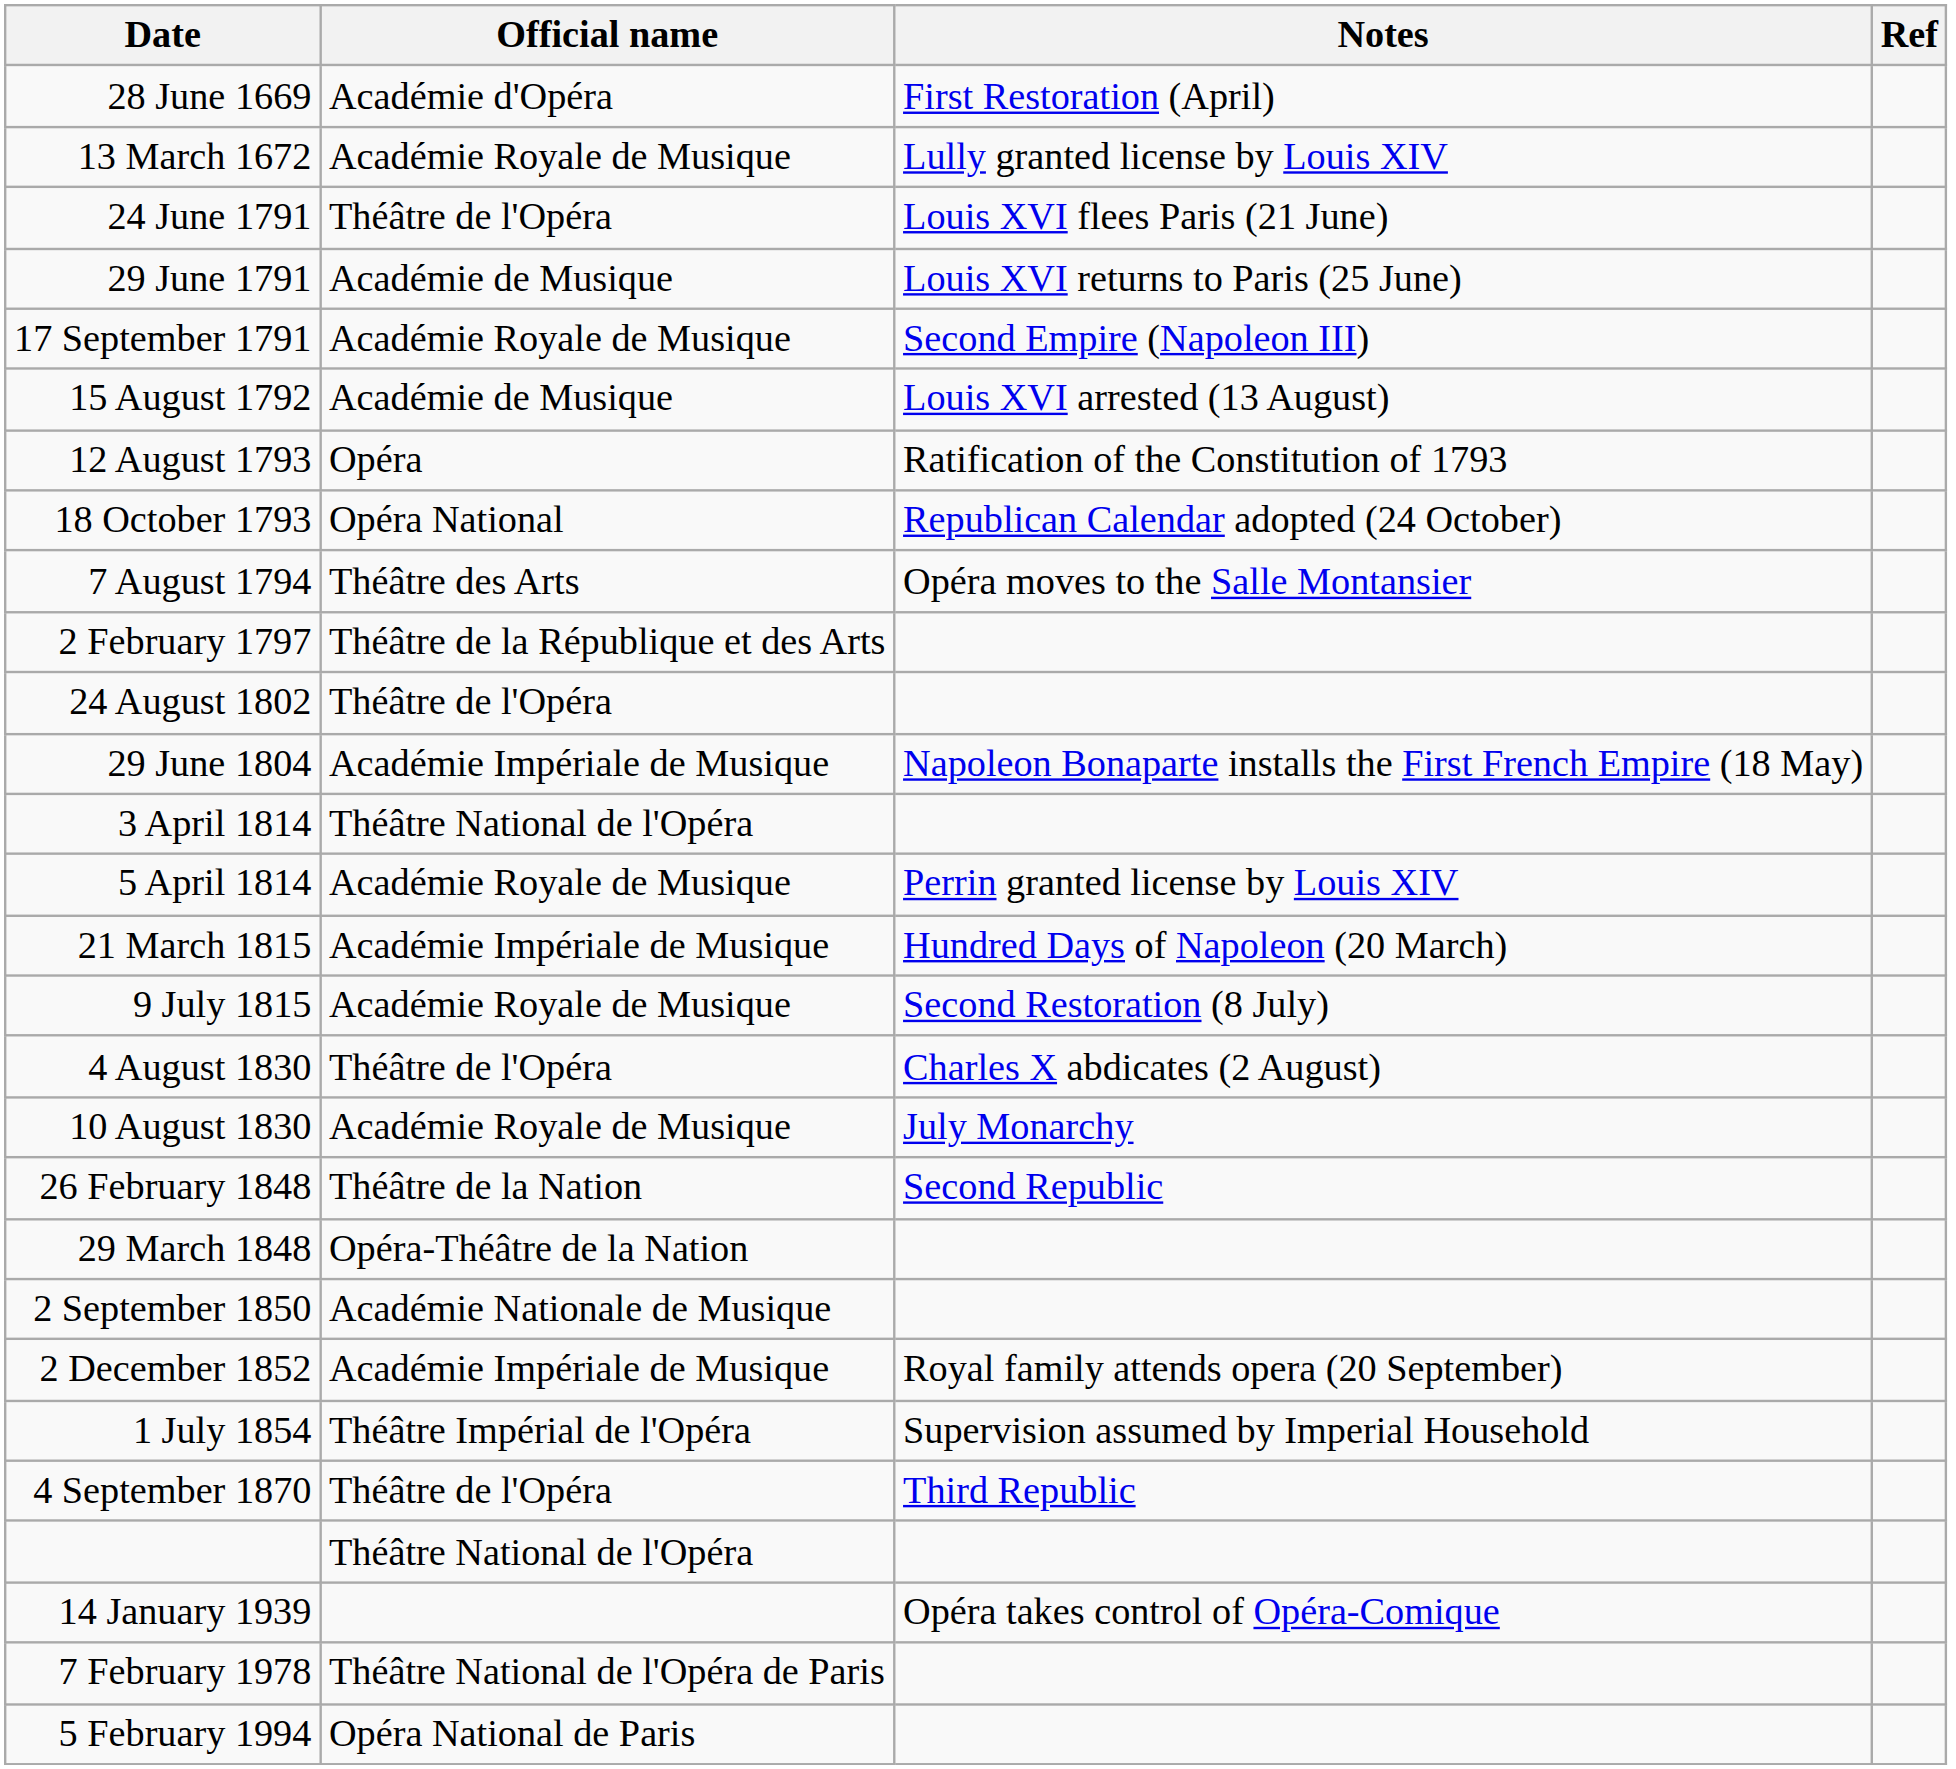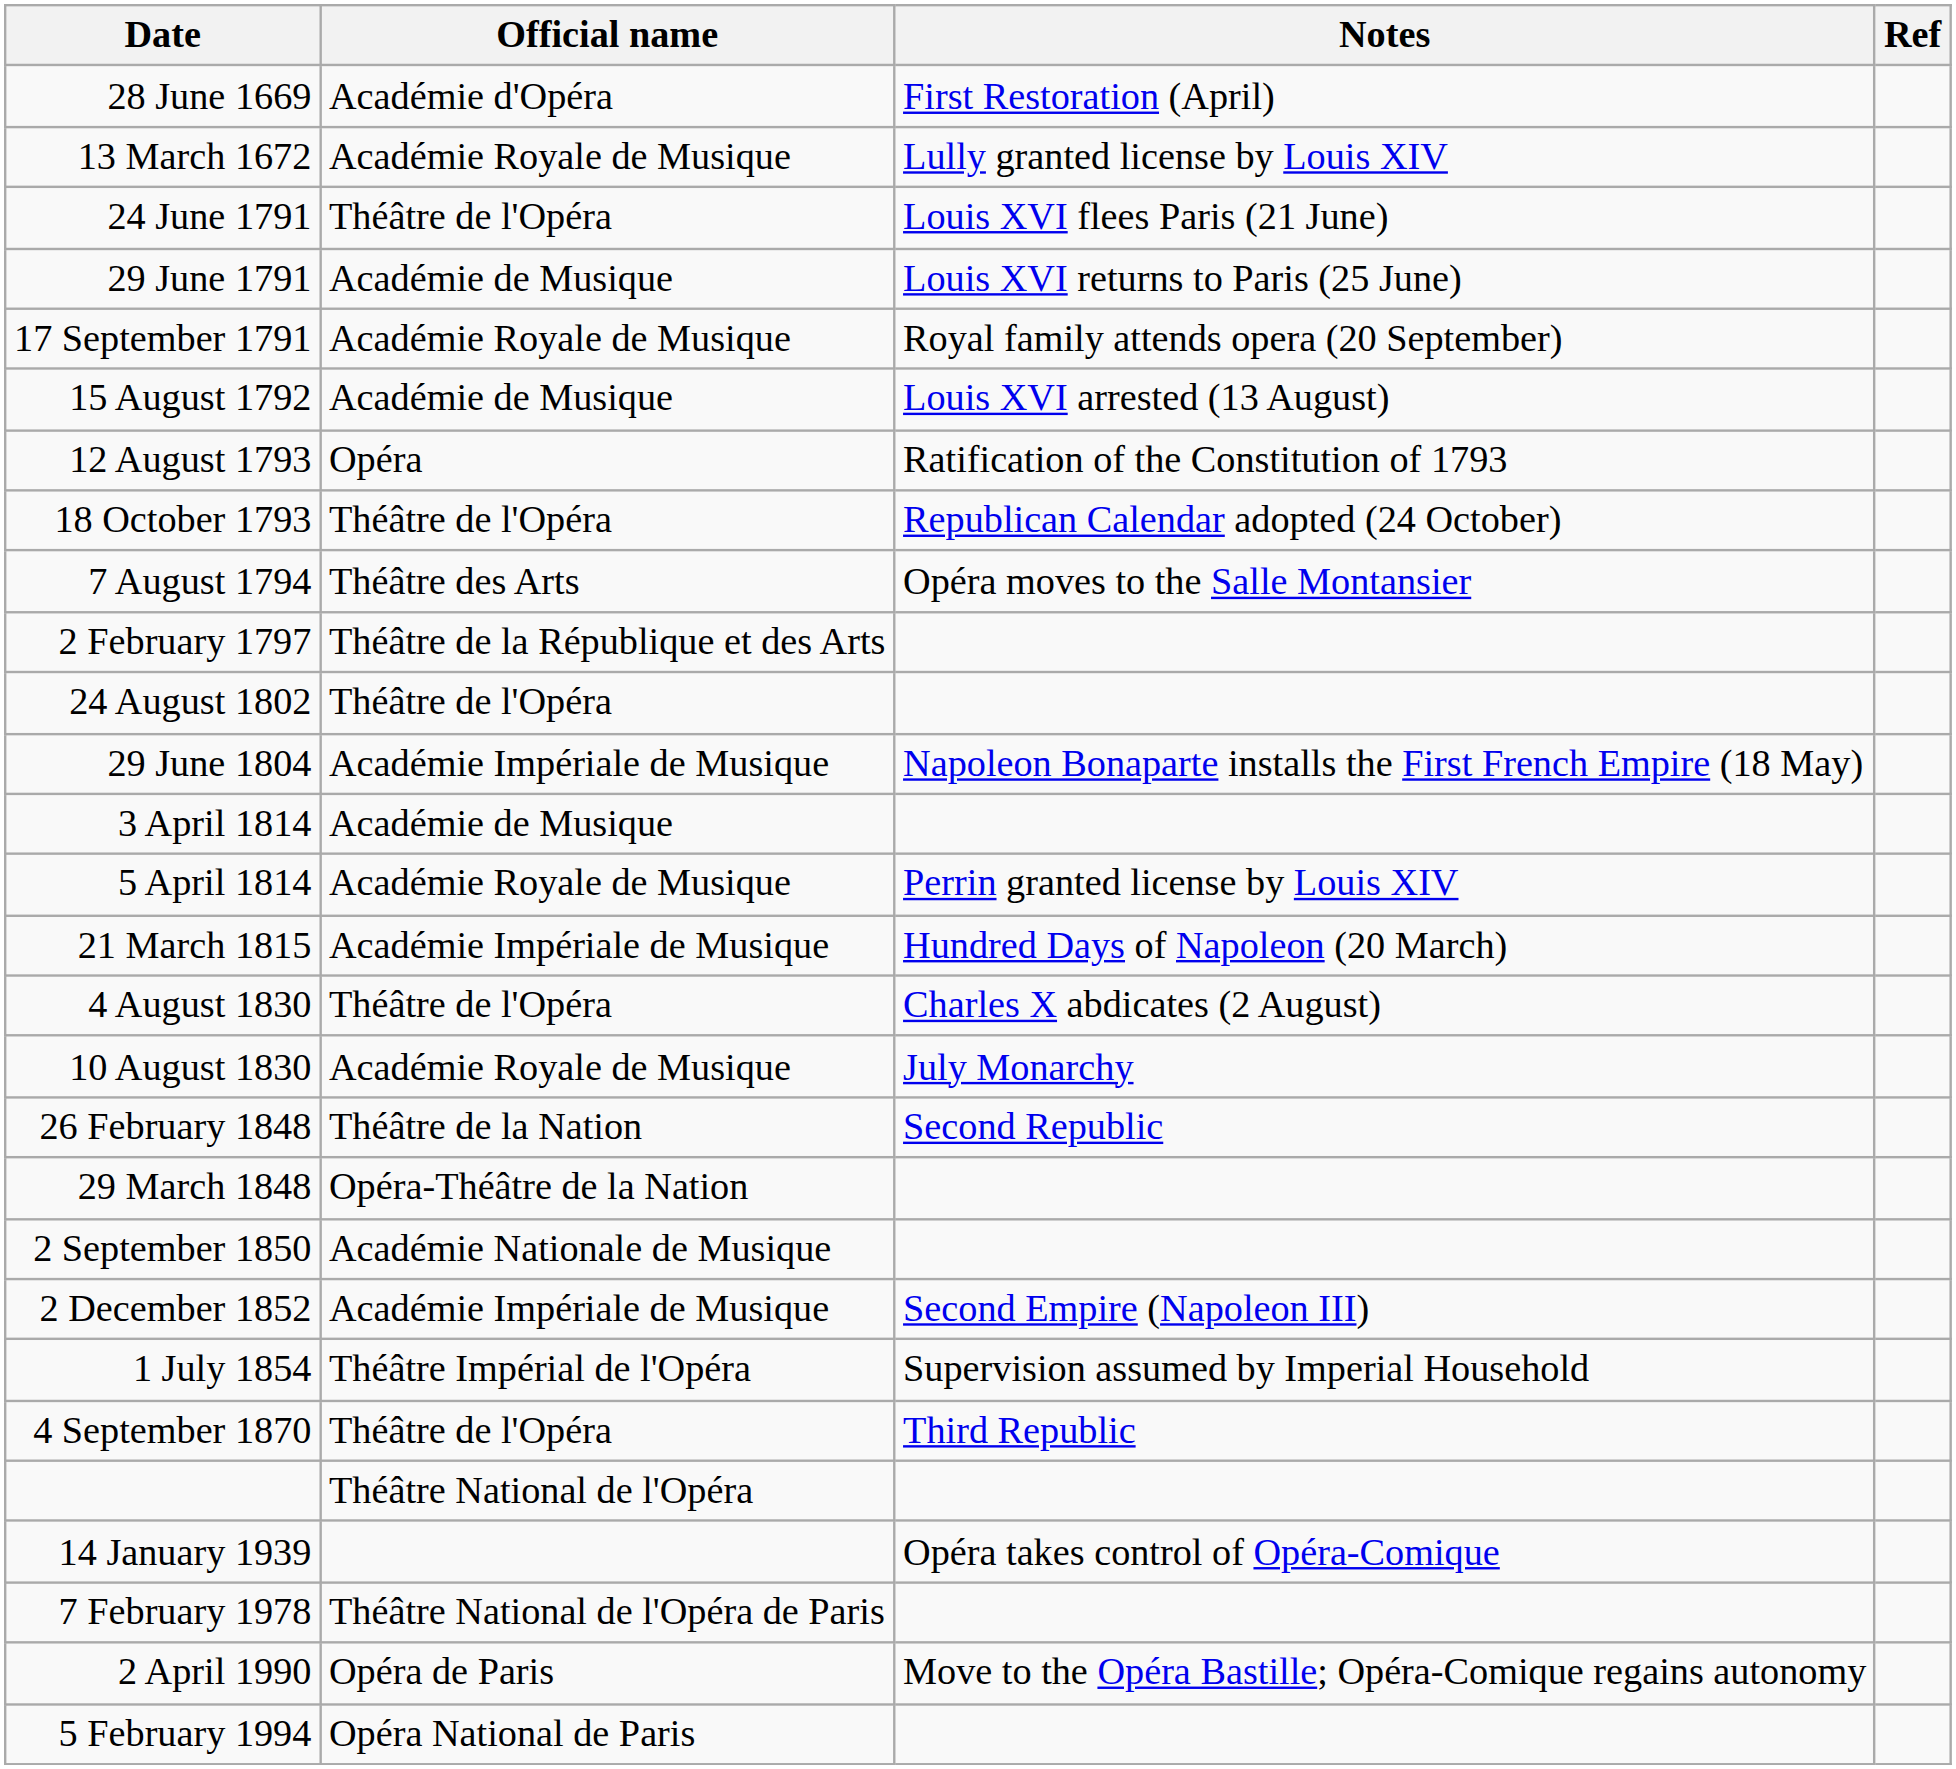(1136, 338) Second Empire (Napoleon III) -> (1233, 338) Royal family attends opera (20 September)
(446, 519) Opéra National -> (470, 519) Théâtre de l'Opéra
(541, 823) Théâtre National de l'Opéra -> (501, 823) Académie de Musique
- row: (222, 1005)
(1233, 1369) Royal family attends opera (20 September) -> (1136, 1308) Second Empire (Napoleon III)
+ row: (215, 1672)
